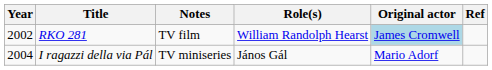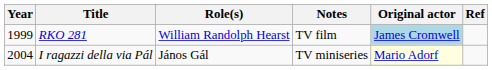columns swapped: (303, 14) <-> (195, 14)
(20, 34) 2002 -> (20, 34) 1999
(406, 55) no background -> (406, 55) lightyellow background
